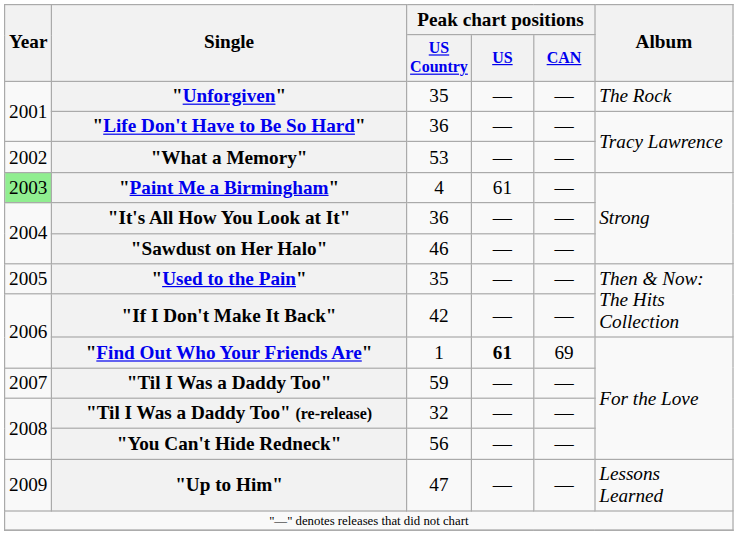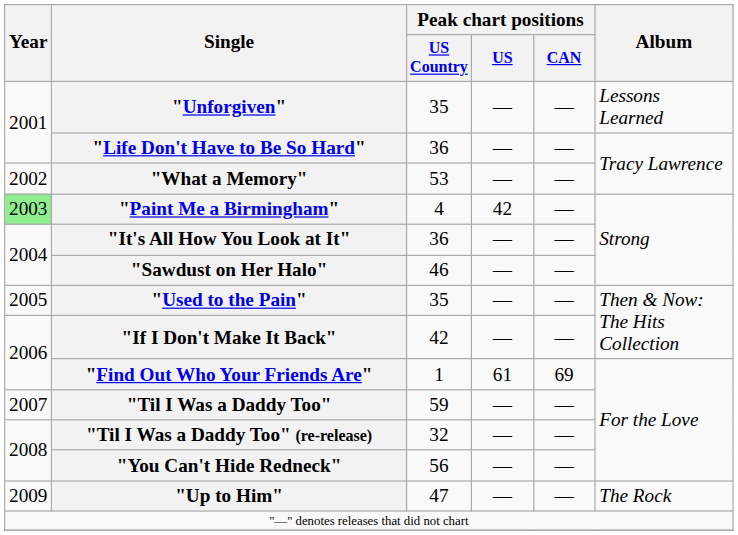(635, 96) The Rock -> (631, 106) Lessons Learned
(502, 187) 61 -> (502, 209) 42
(502, 352) bold -> (502, 374) normal
(631, 485) Lessons Learned -> (635, 495) The Rock
